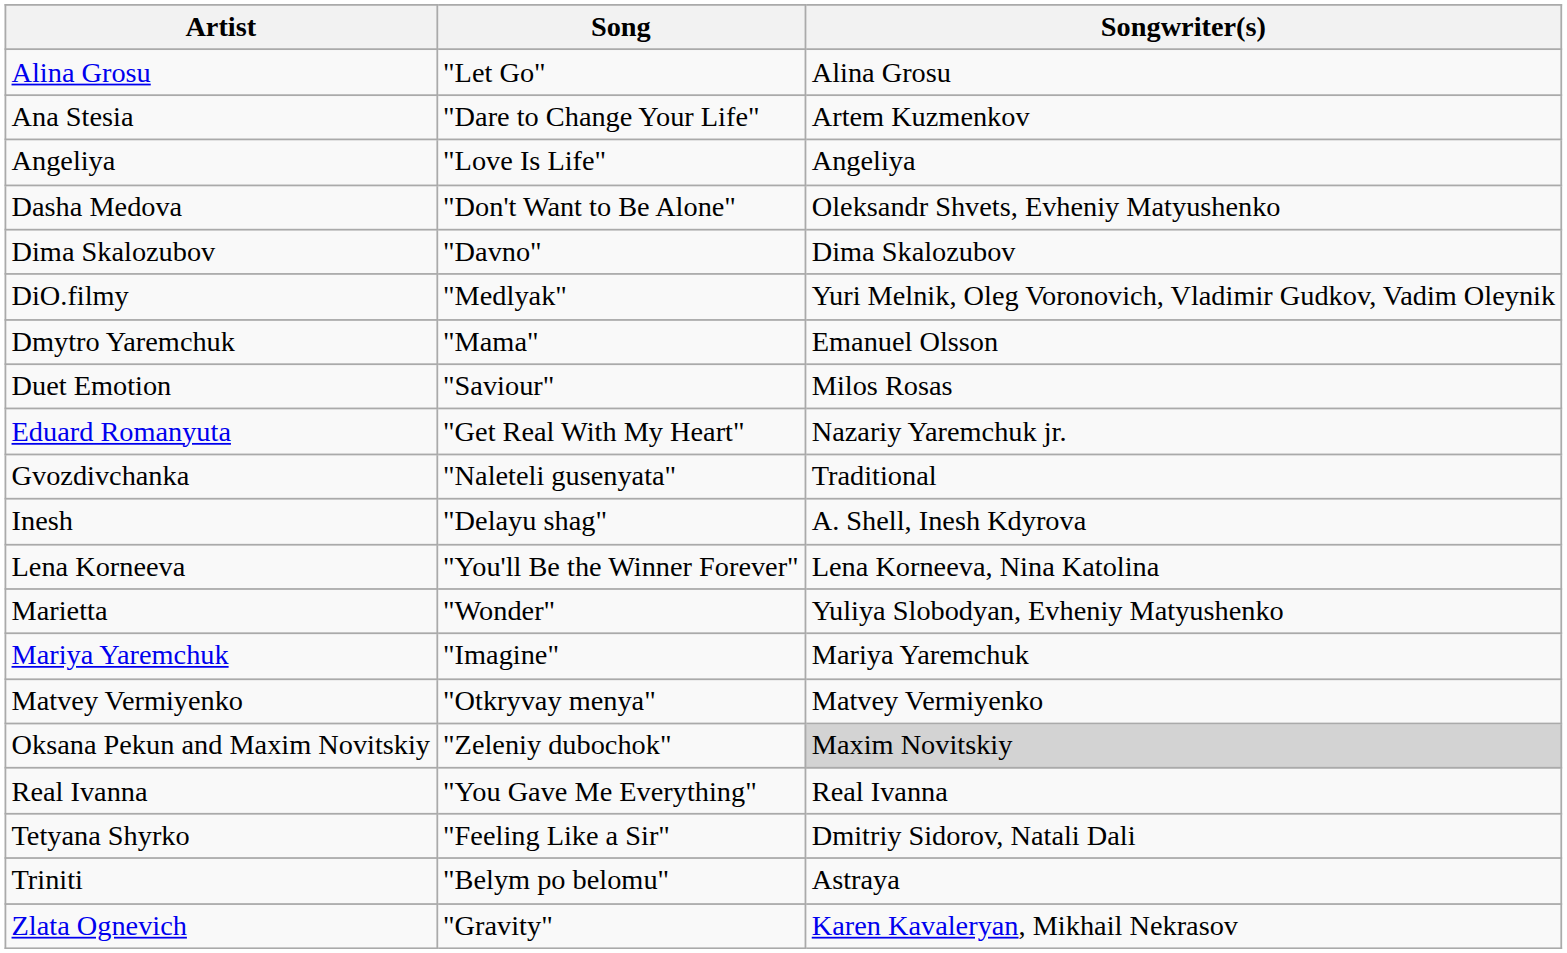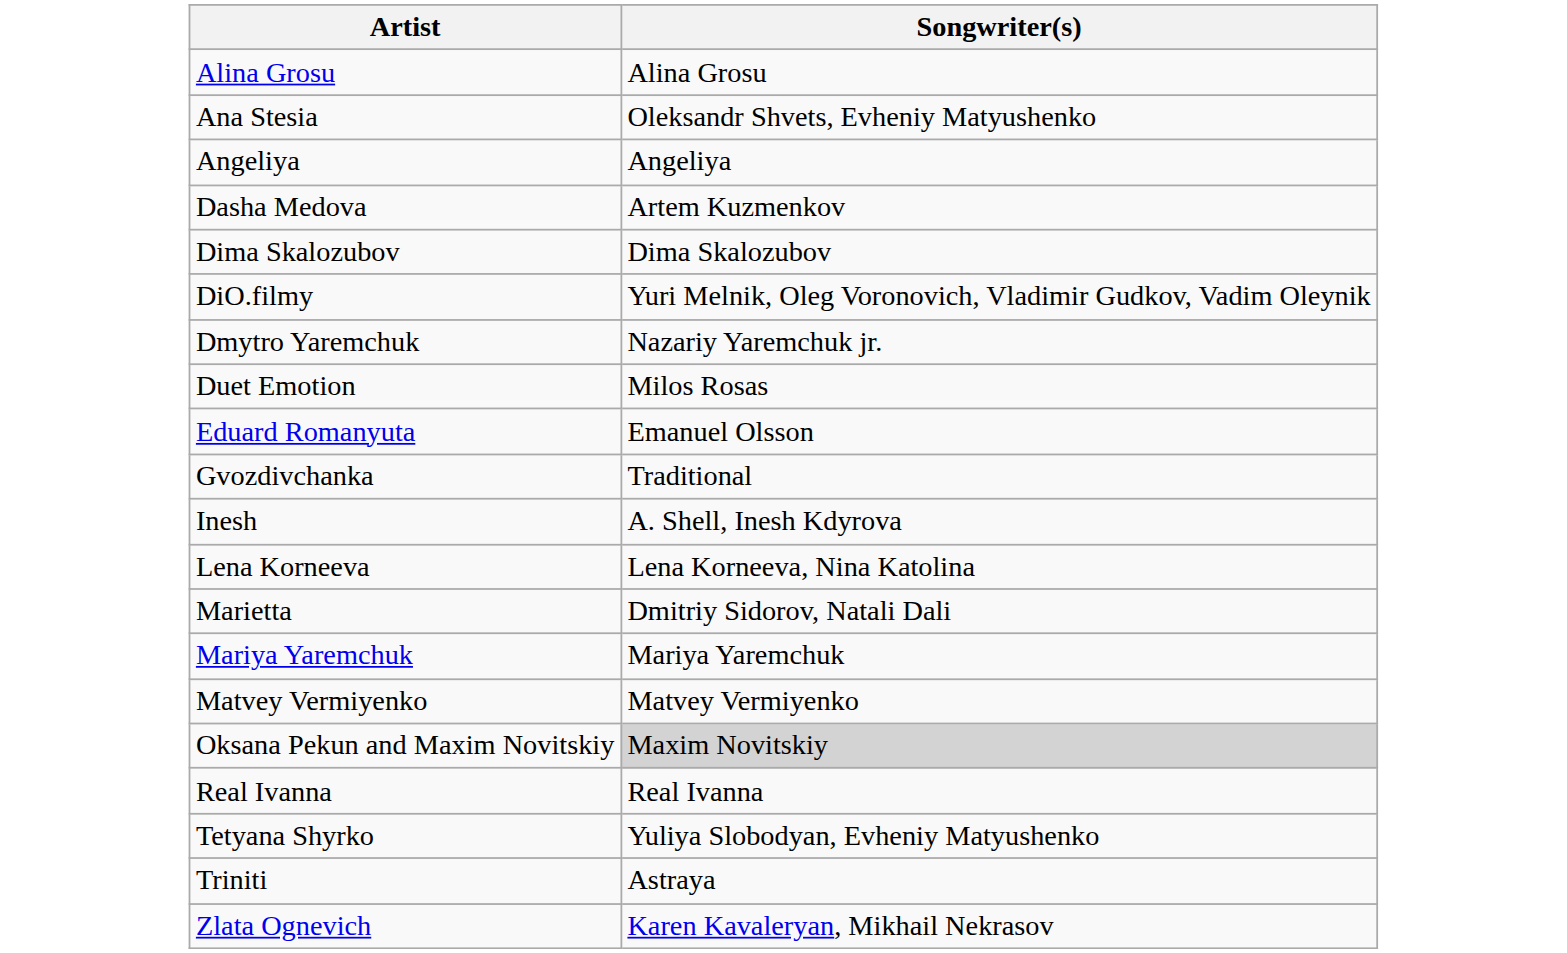- column: (621, 26)
(921, 116) Artem Kuzmenkov -> (862, 116) Oleksandr Shvets, Evheniy Matyushenko
(1046, 206) Oleksandr Shvets, Evheniy Matyushenko -> (736, 206) Artem Kuzmenkov
(905, 341) Emanuel Olsson -> (755, 341) Nazariy Yaremchuk jr.
(939, 431) Nazariy Yaremchuk jr. -> (721, 431) Emanuel Olsson
(1048, 610) Yuliya Slobodyan, Evheniy Matyushenko -> (789, 610) Dmitriy Sidorov, Natali Dali
(974, 835) Dmitriy Sidorov, Natali Dali -> (863, 835) Yuliya Slobodyan, Evheniy Matyushenko
